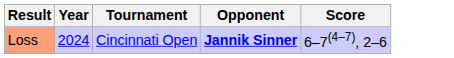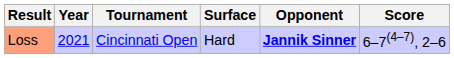+ column: (230, 15)
(74, 40) 2024 -> (74, 40) 2021
